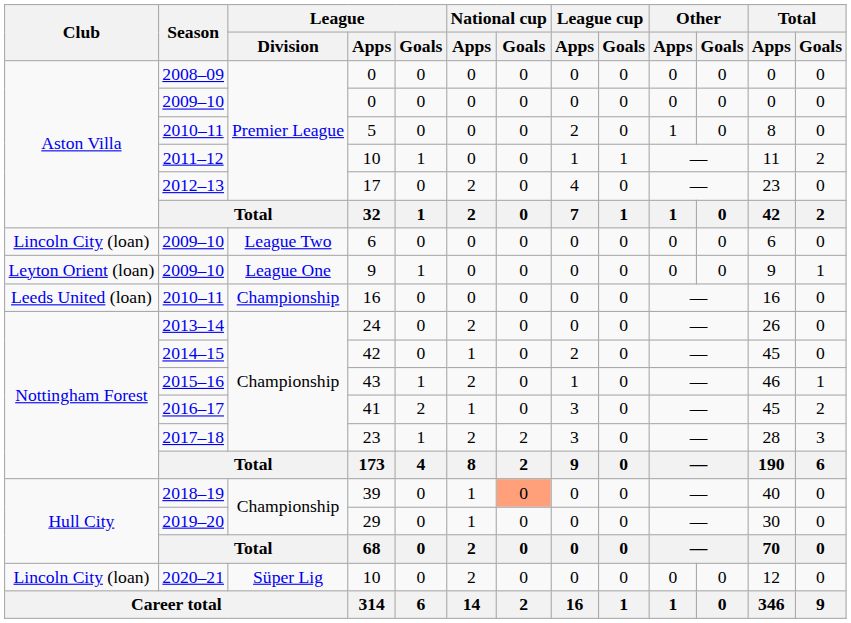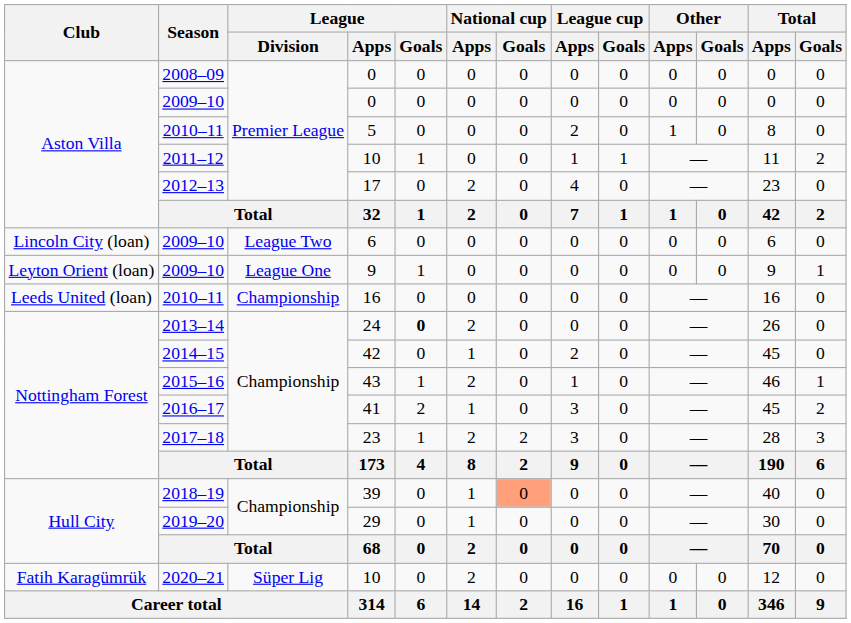(421, 325) normal -> (421, 325) bold
(81, 576) Lincoln City (loan) -> (81, 576) Fatih Karagümrük
